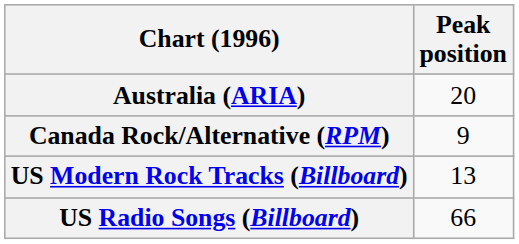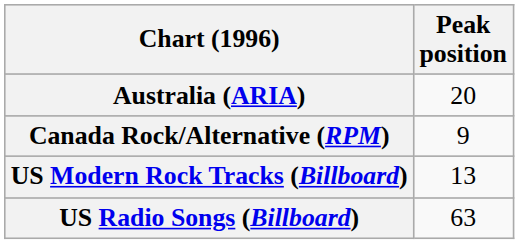(463, 217) 66 -> (463, 217) 63
